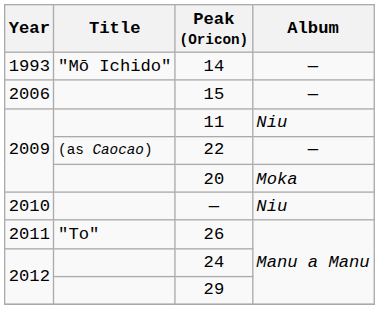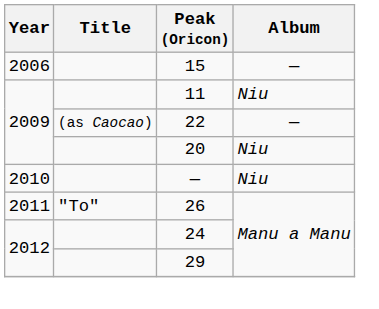- row: (214, 66)
(277, 178) Moka -> (253, 150) Niu
